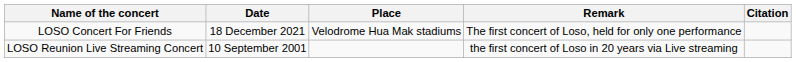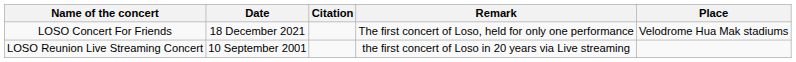columns swapped: (386, 13) <-> (767, 13)
